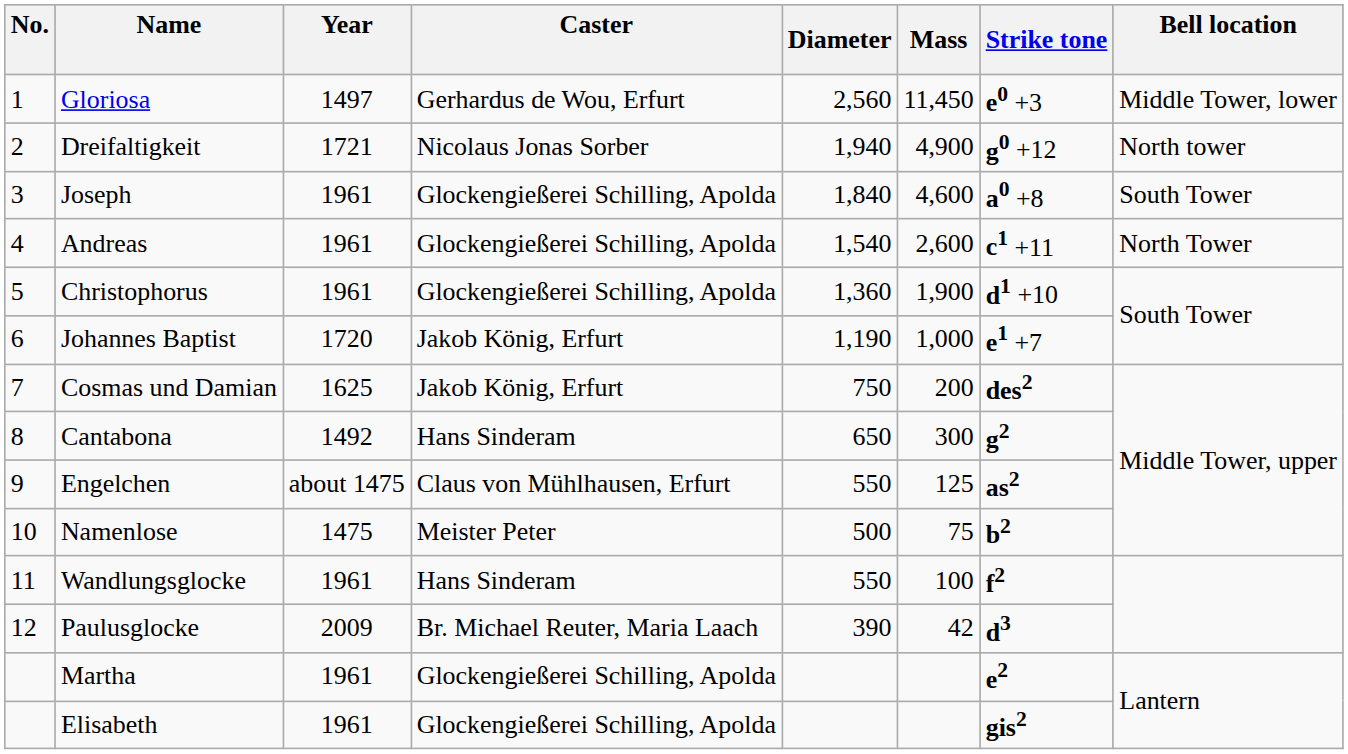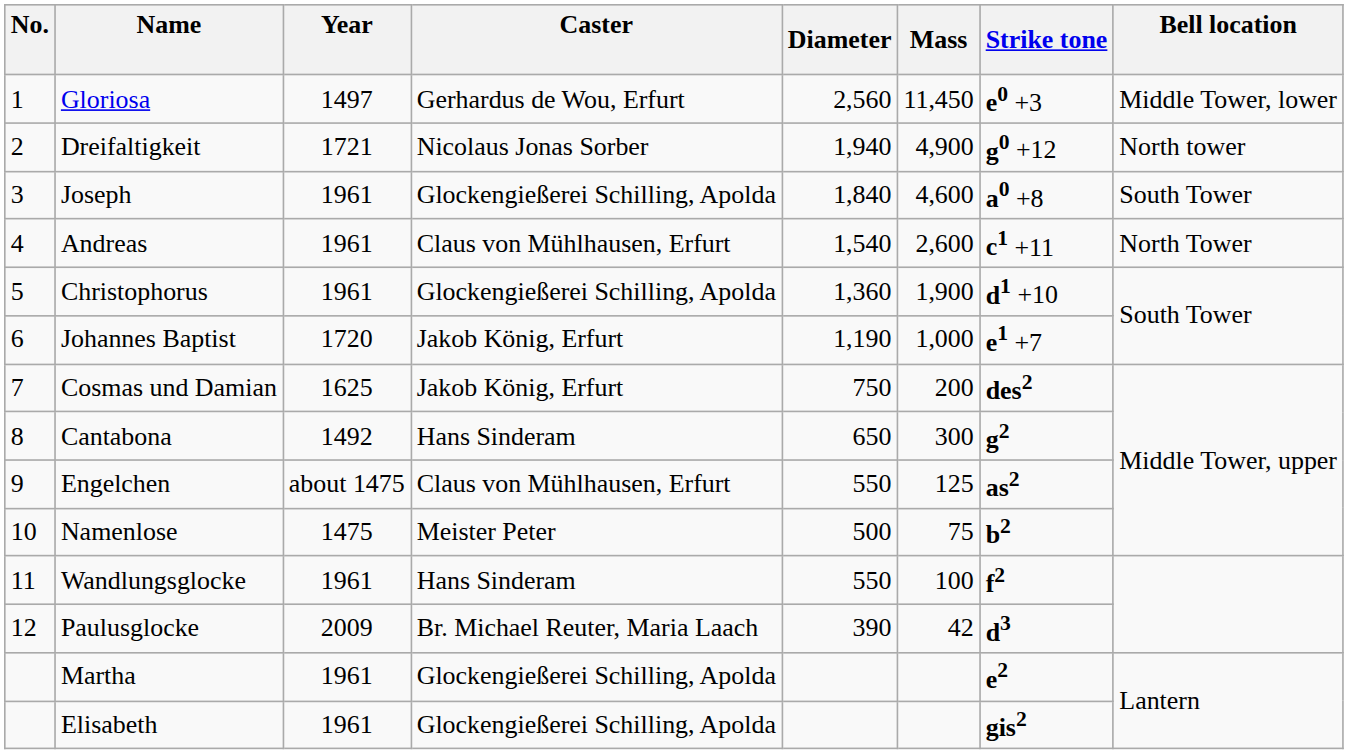(596, 243) Glockengießerei Schilling, Apolda -> (574, 243) Claus von Mühlhausen, Erfurt
